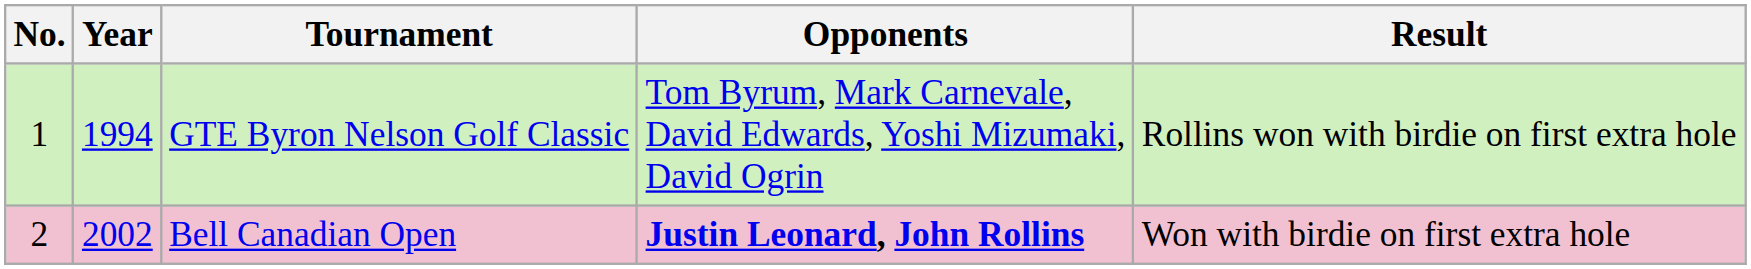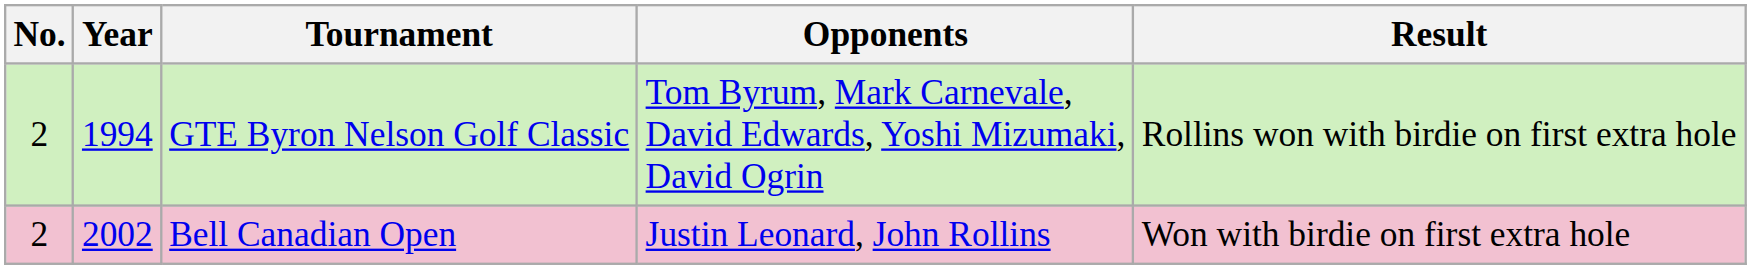(39, 134) 1 -> (39, 134) 2
(865, 234) bold -> (848, 234) normal
